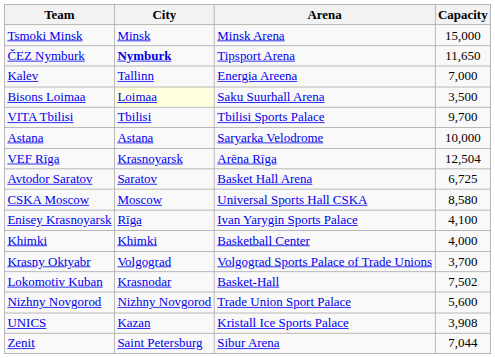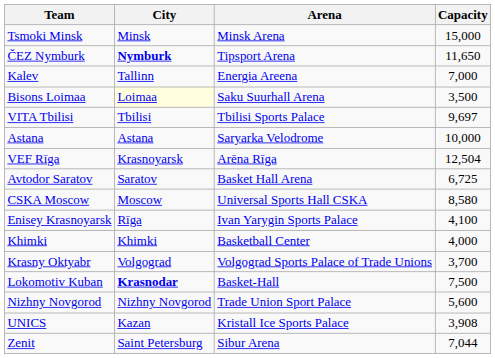(463, 117) 9,700 -> (463, 117) 9,697
(144, 281) normal -> (148, 281) bold
(463, 281) 7,502 -> (463, 281) 7,500
